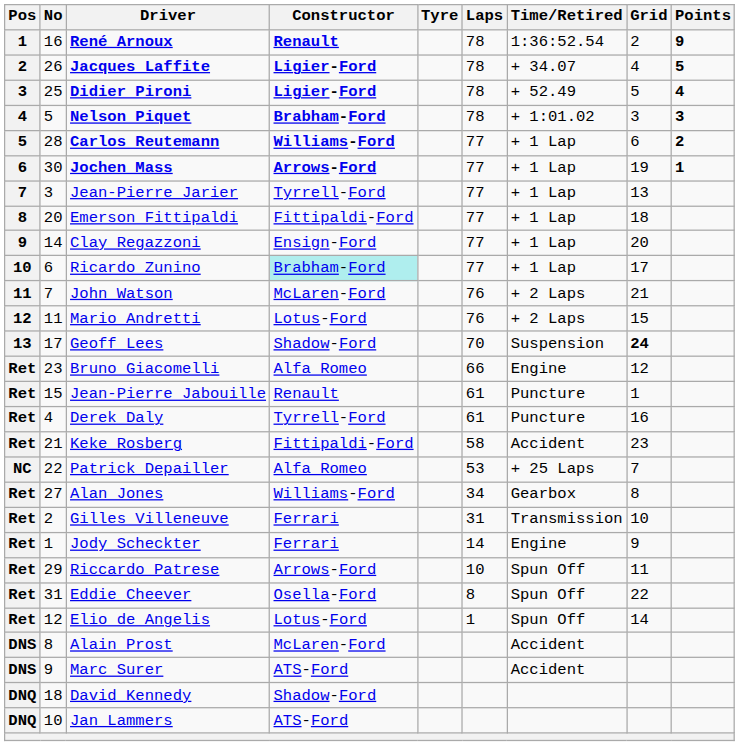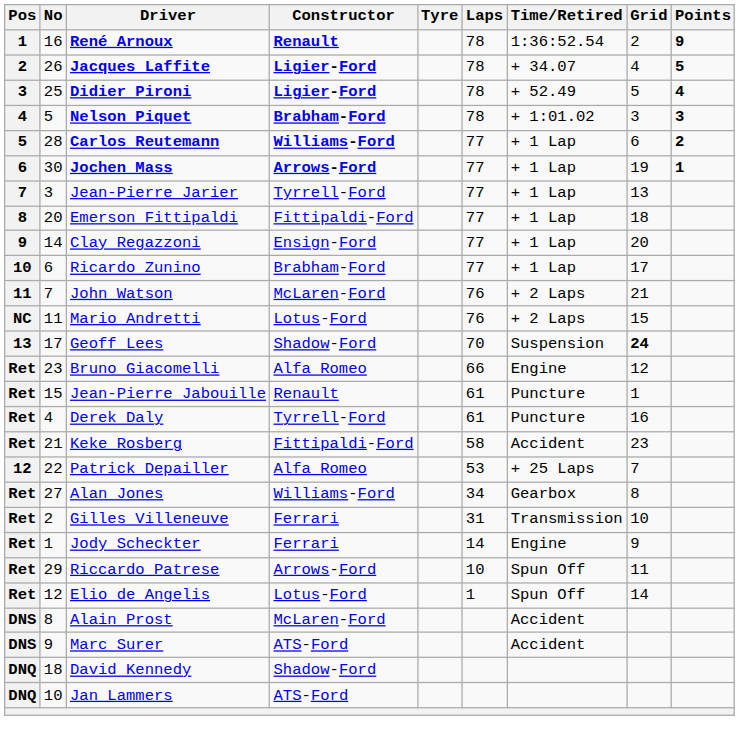(330, 269) paleturquoise background -> (330, 269) no background
(22, 319) 12 -> (22, 319) NC
(22, 470) NC -> (22, 470) 12
- row: (131, 595)
